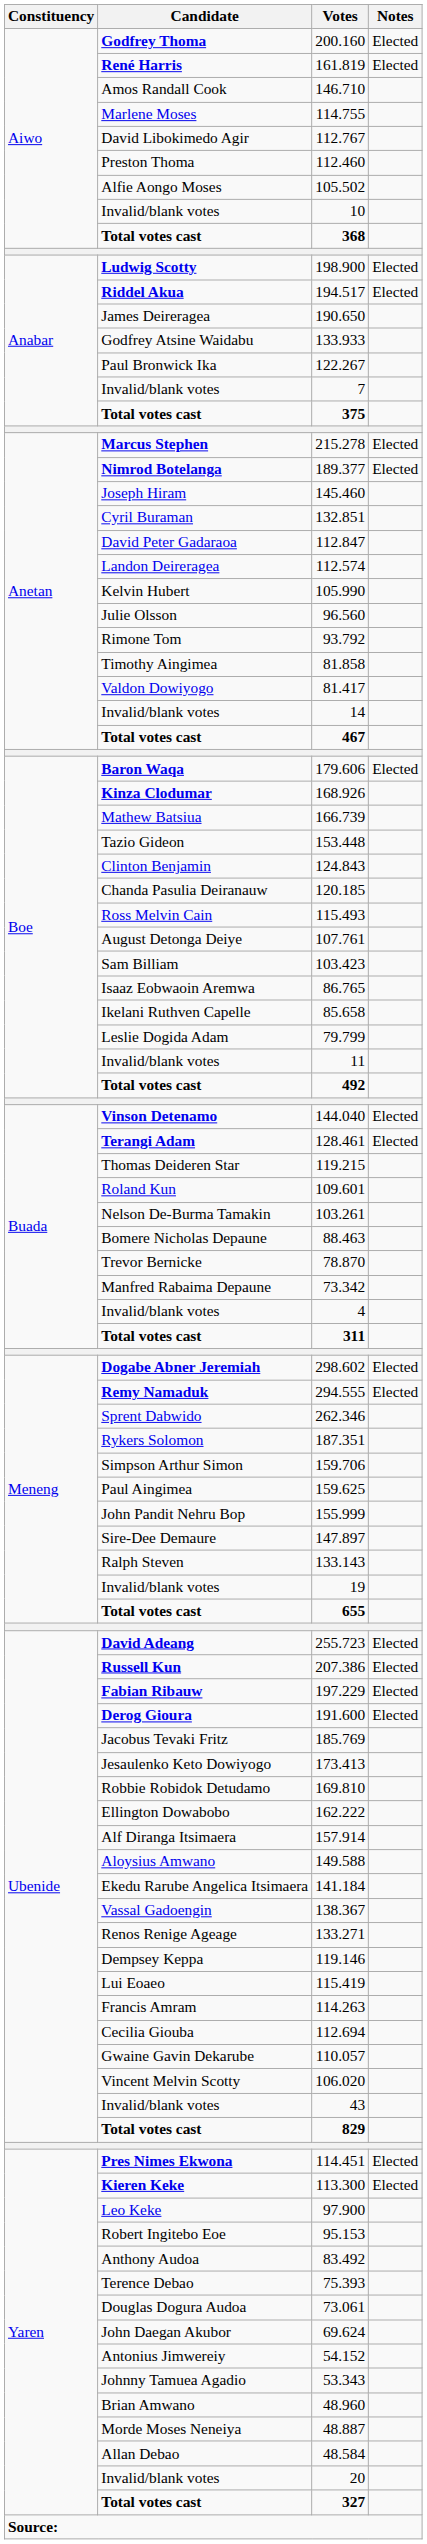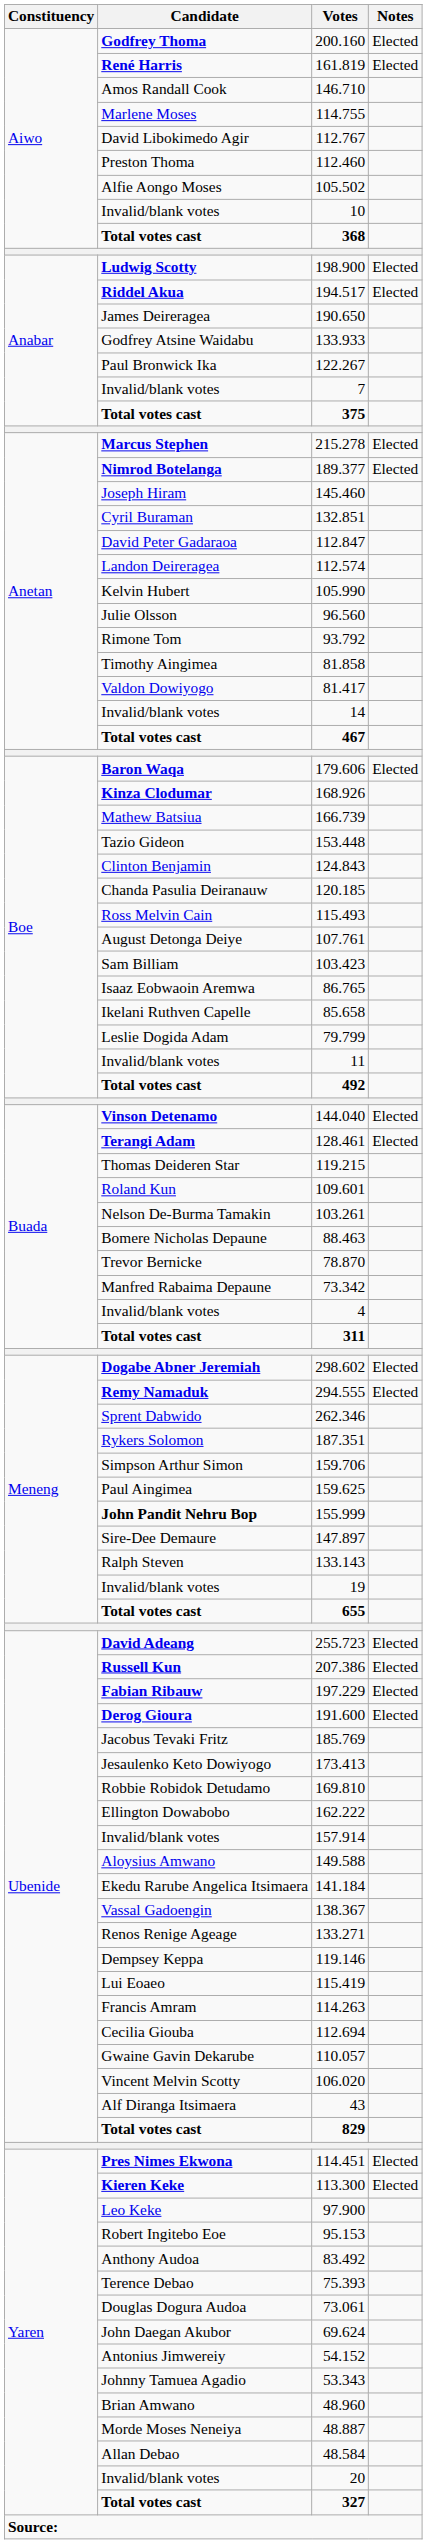(173, 1513) normal -> (179, 1513) bold
(169, 1837) Alf Diranga Itsimaera -> (160, 1837) Invalid/blank votes
(160, 2105) Invalid/blank votes -> (169, 2105) Alf Diranga Itsimaera
